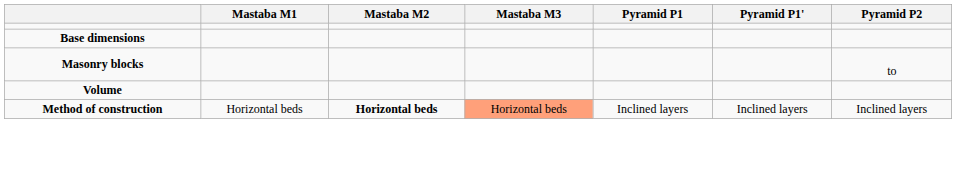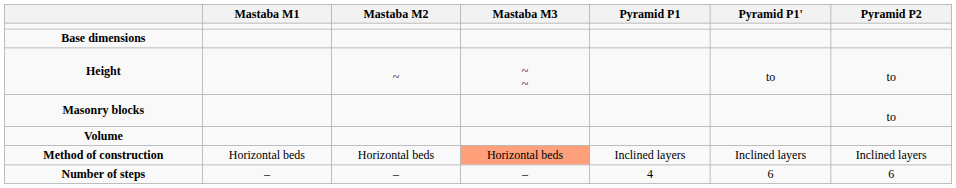+ row: (103, 71)
(397, 109) bold -> (396, 155) normal
+ row: (103, 174)
